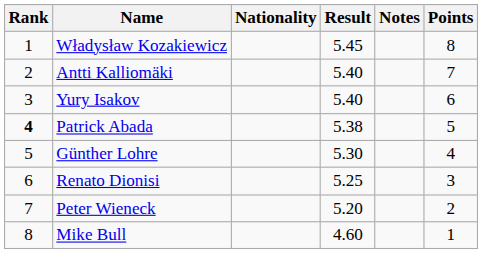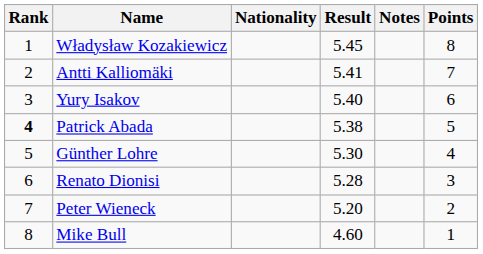(348, 72) 5.40 -> (348, 72) 5.41
(348, 180) 5.25 -> (348, 180) 5.28
